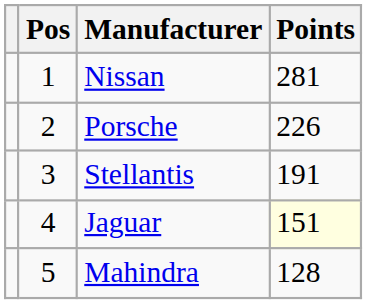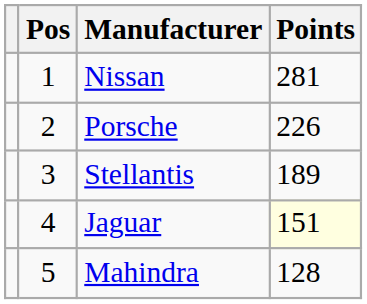(298, 174) 191 -> (298, 174) 189
